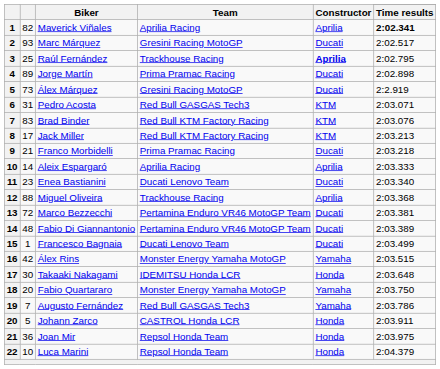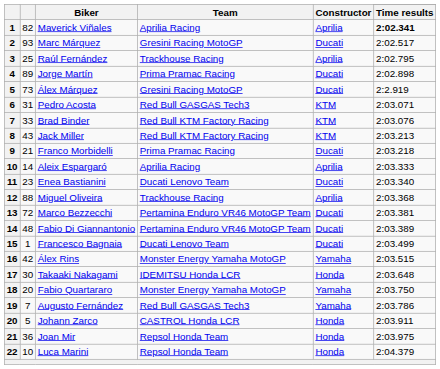(331, 58) bold -> (329, 58) normal
(28, 120) 83 -> (28, 120) 33
(28, 135) 17 -> (28, 135) 43
